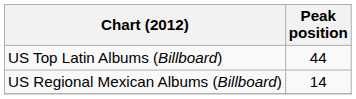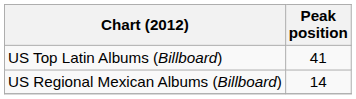(318, 57) 44 -> (318, 57) 41
